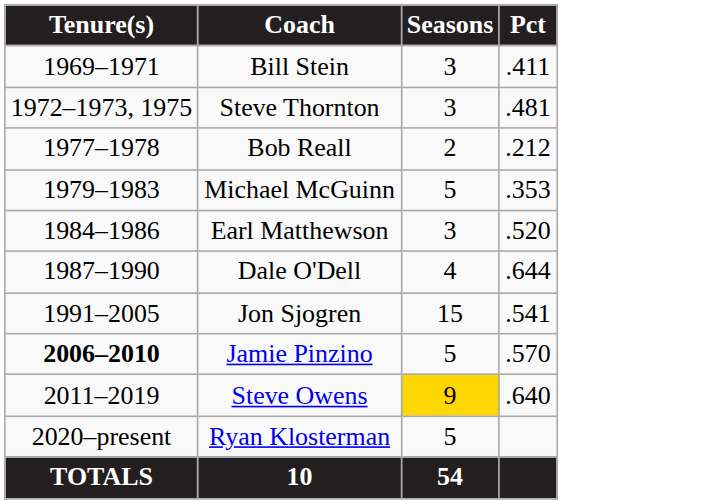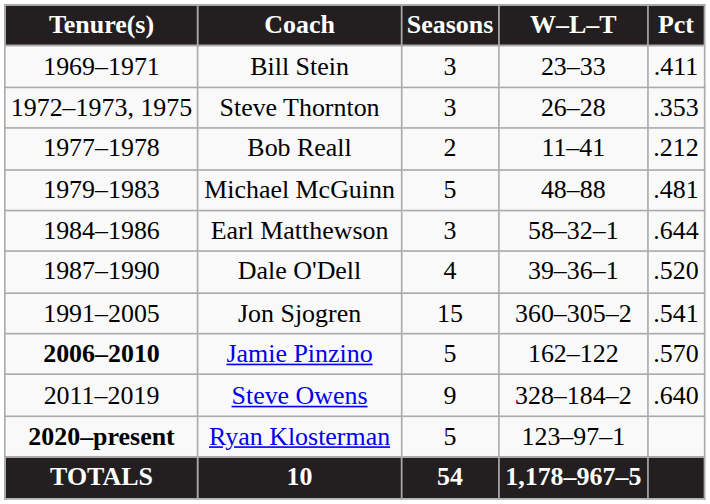+ column: (573, 25)
(528, 107) .481 -> (676, 107) .353
(528, 189) .353 -> (676, 189) .481
(528, 230) .520 -> (676, 230) .644
(528, 271) .644 -> (676, 271) .520
(450, 395) gold background -> (450, 395) no background
(101, 436) normal -> (102, 436) bold
